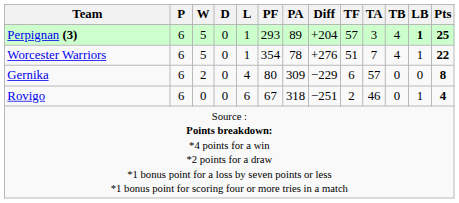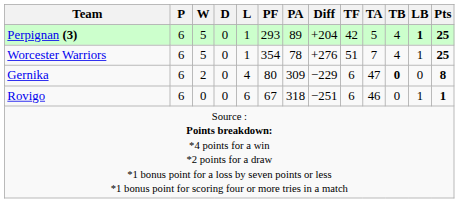(352, 34) 57 -> (352, 34) 42
(374, 34) 3 -> (374, 34) 5
(443, 55) 22 -> (443, 55) 25
(374, 75) 57 -> (374, 75) 47
(397, 75) normal -> (397, 75) bold
(352, 95) 2 -> (352, 95) 6
(443, 95) 4 -> (443, 95) 1
